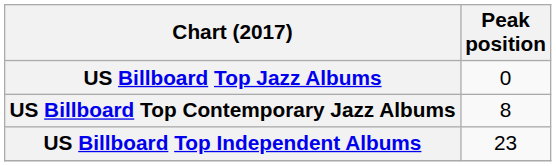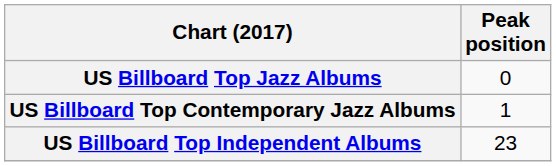(506, 110) 8 -> (506, 110) 1
